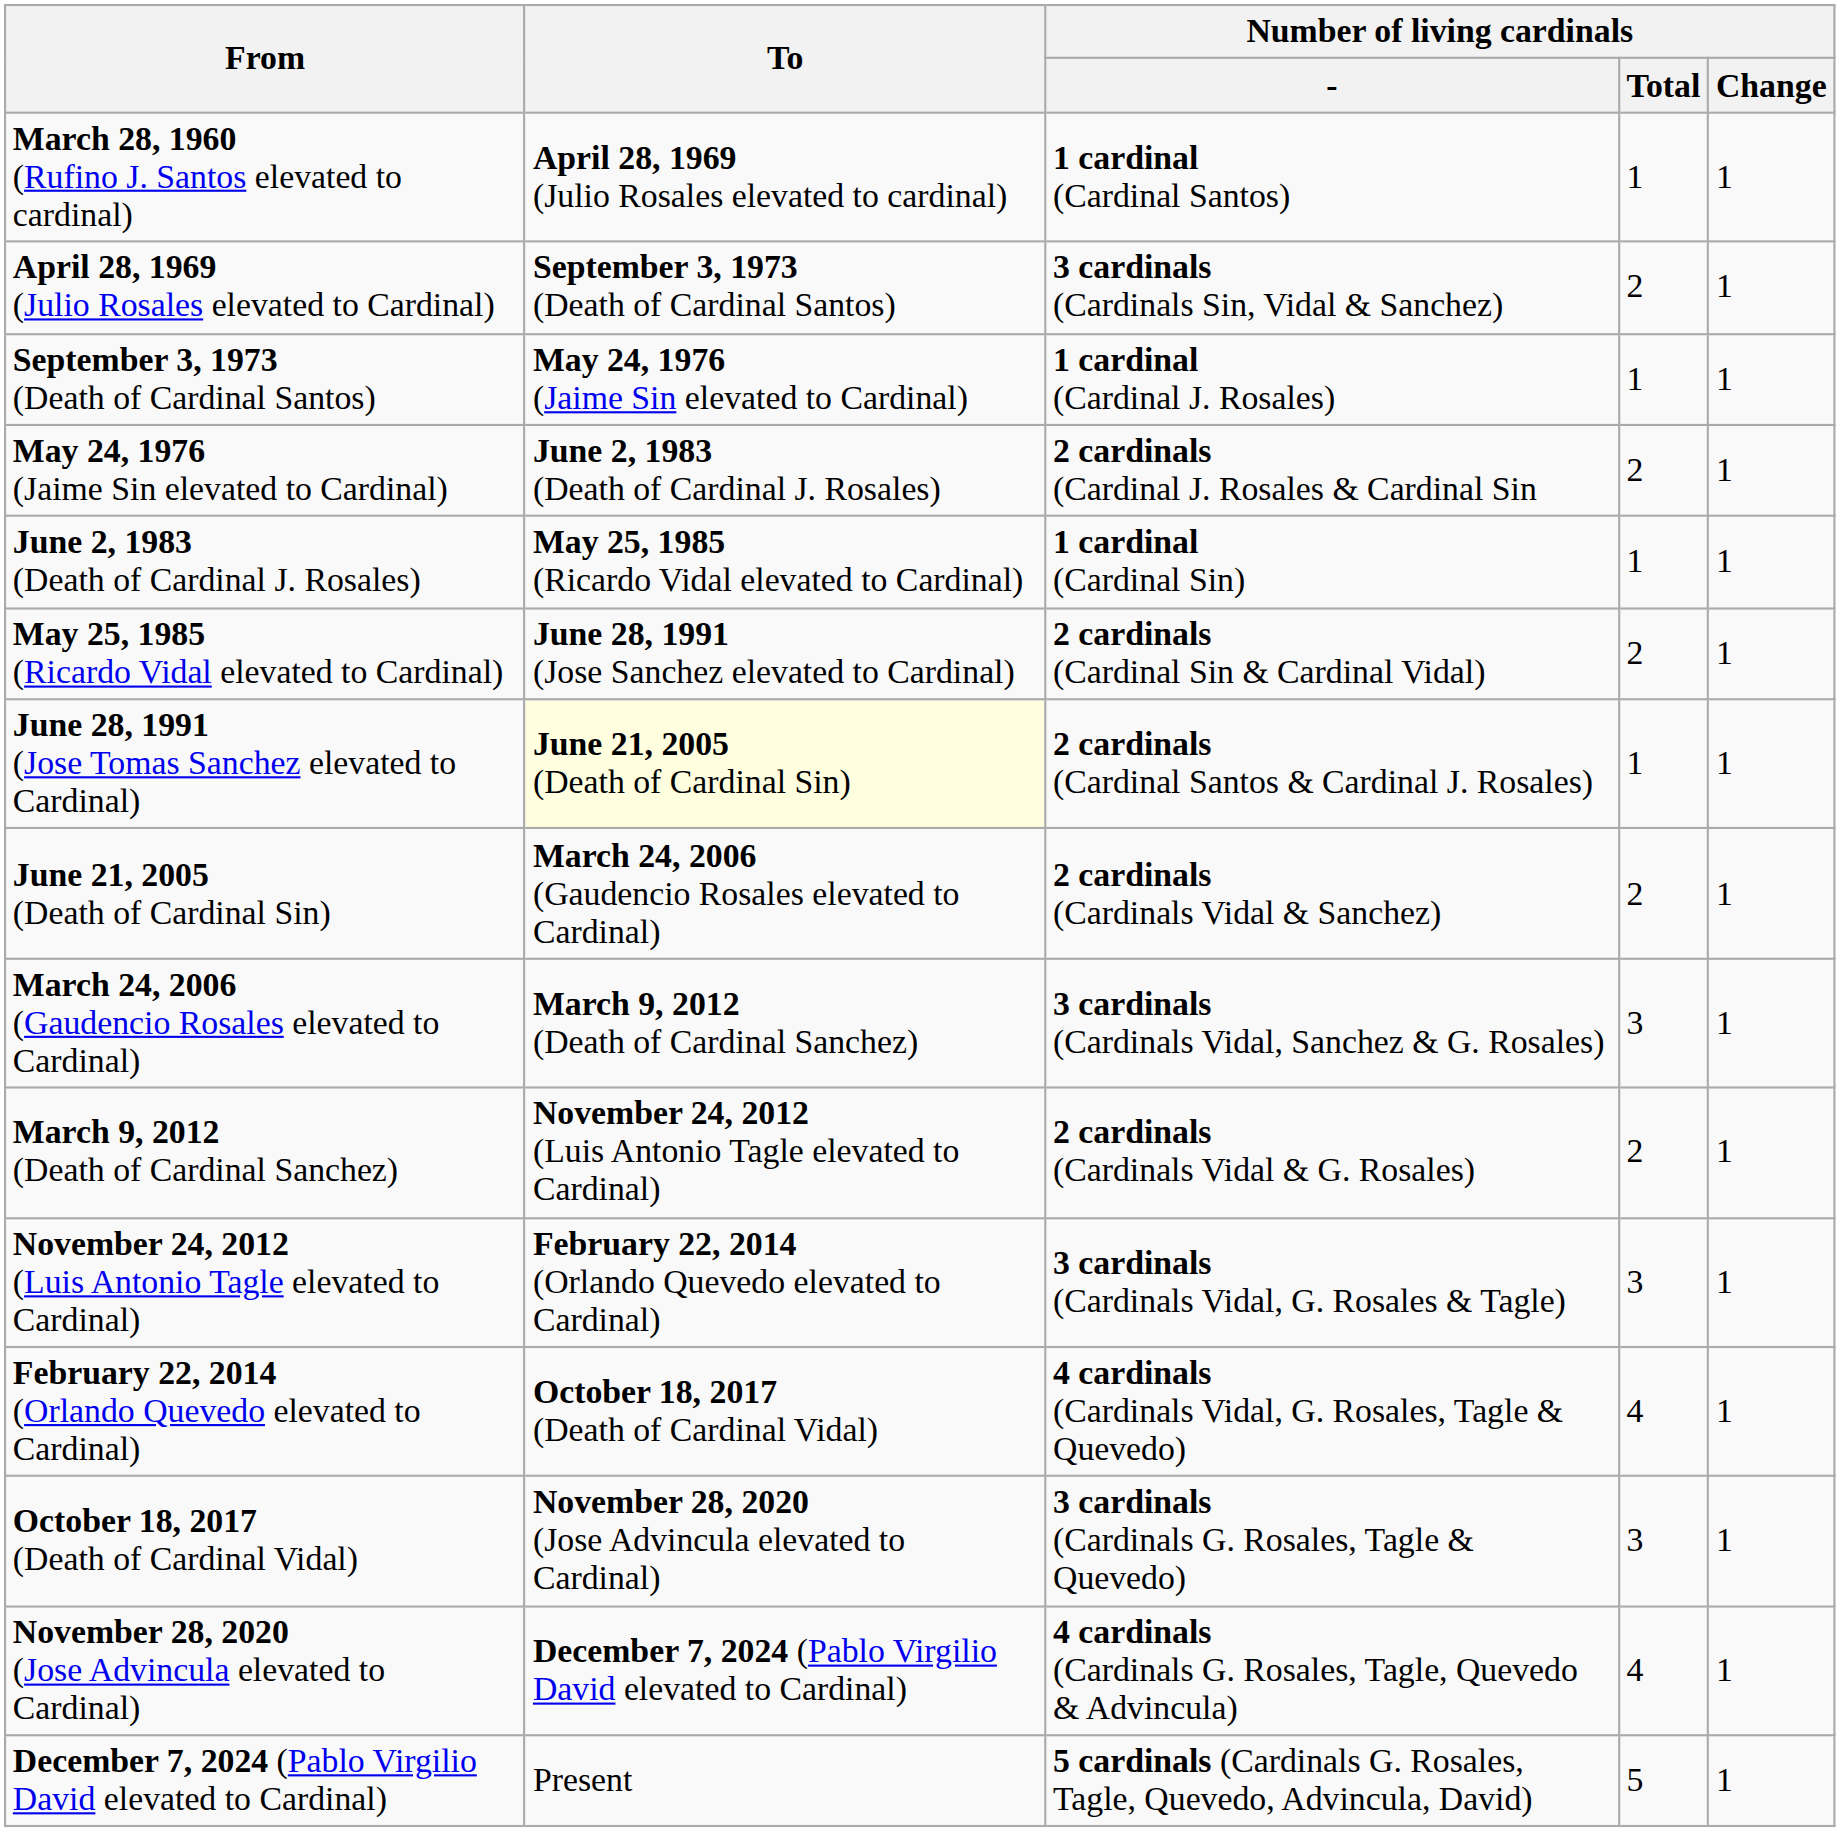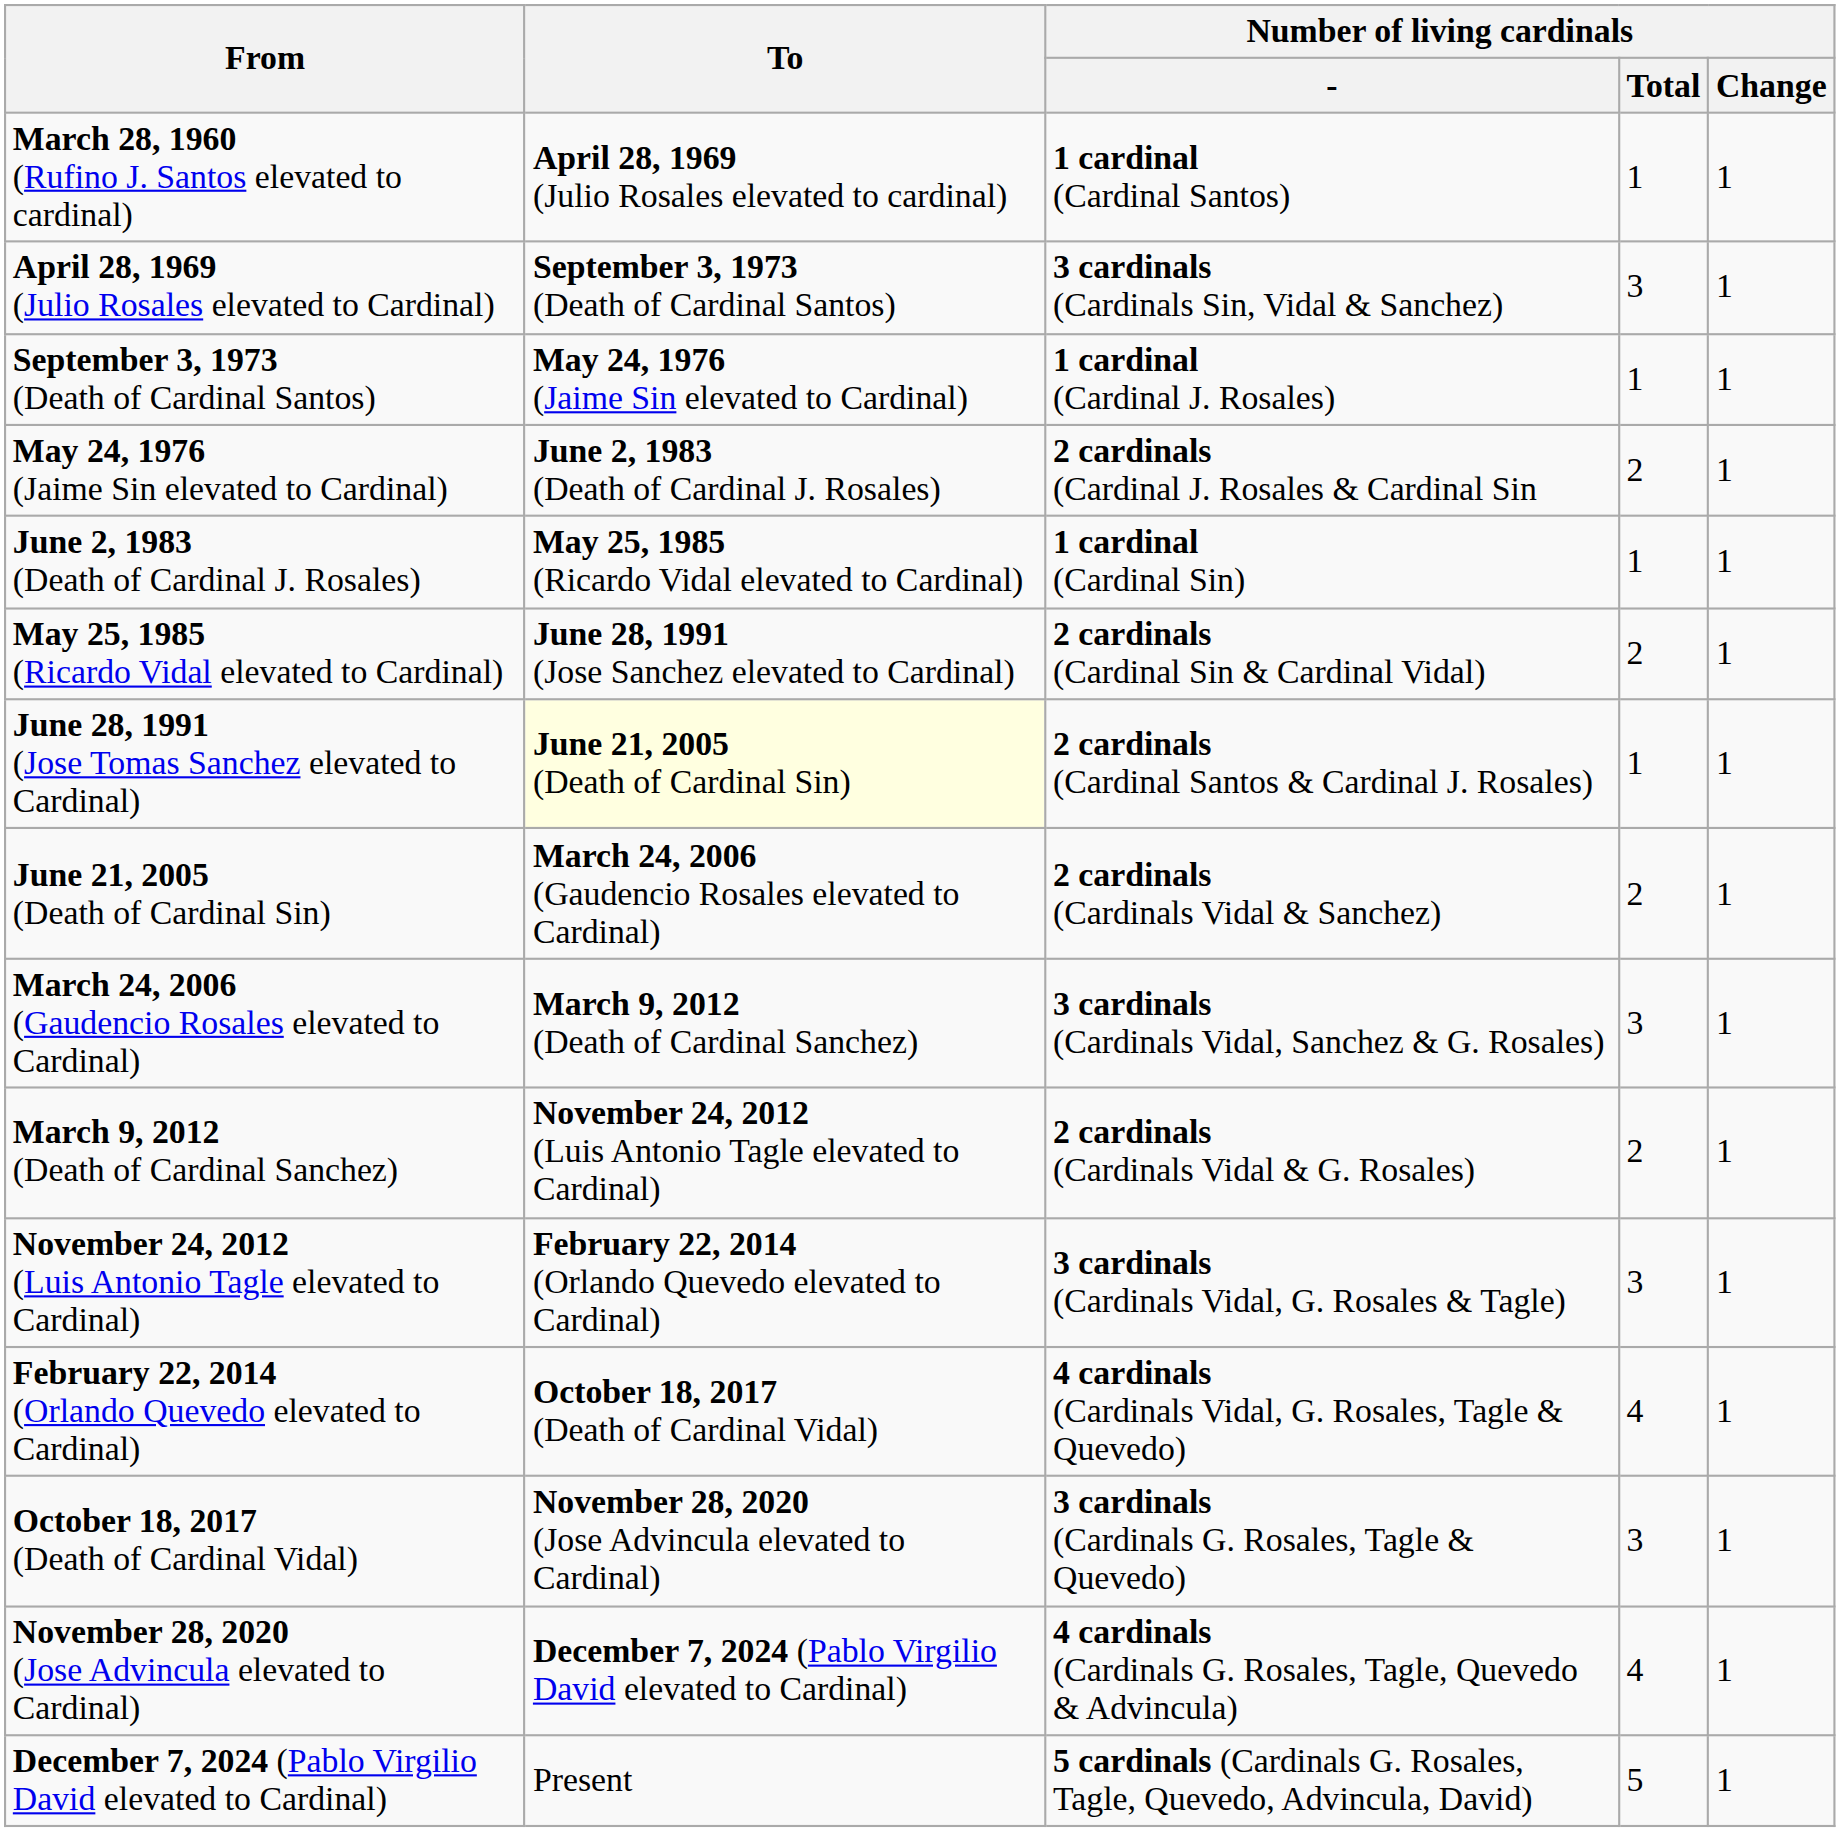(1635, 286) 2 -> (1635, 286) 3
